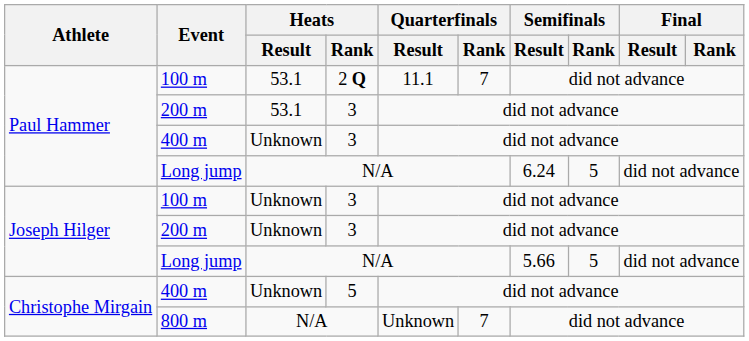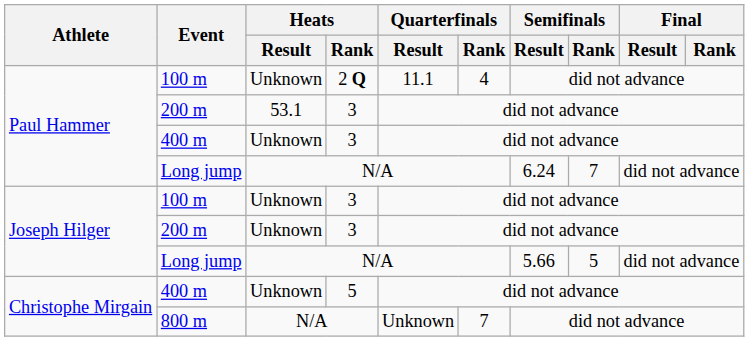(286, 80) 53.1 -> (286, 80) Unknown
(484, 80) 7 -> (484, 80) 4
(594, 170) 5 -> (594, 170) 7
